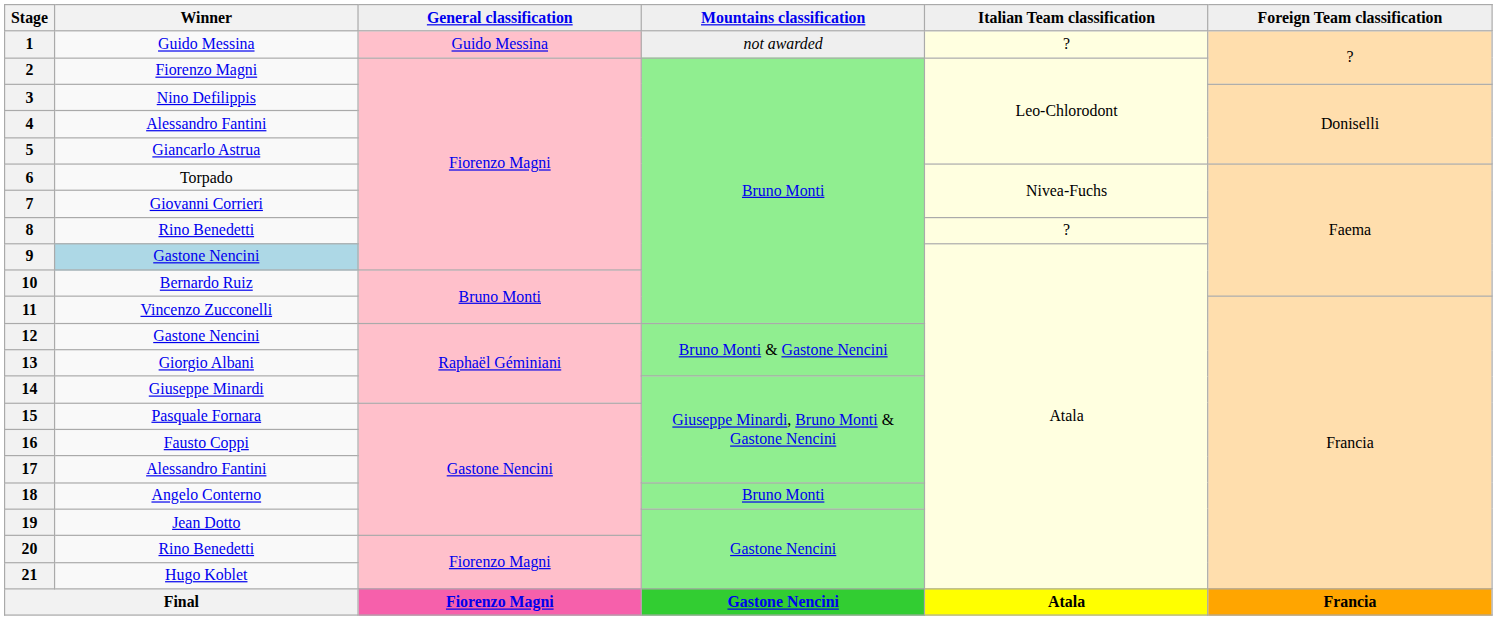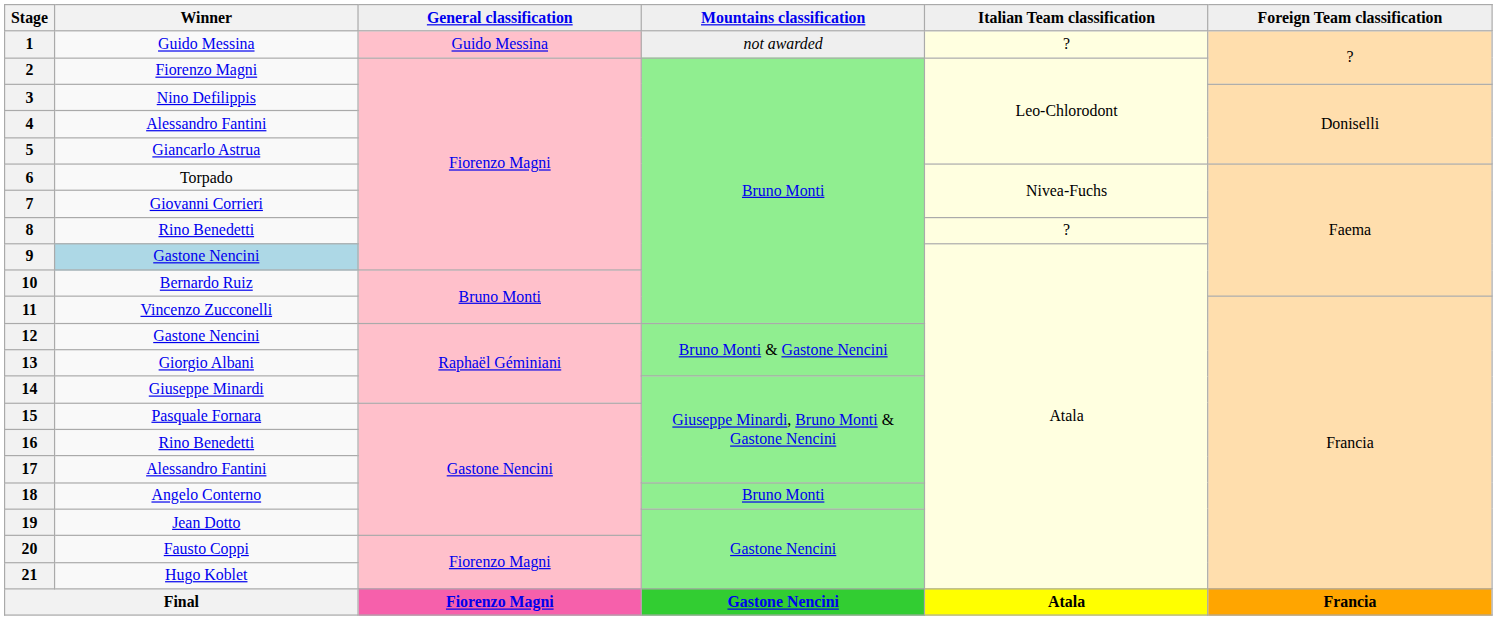(206, 442) Fausto Coppi -> (206, 442) Rino Benedetti
(206, 549) Rino Benedetti -> (206, 549) Fausto Coppi
